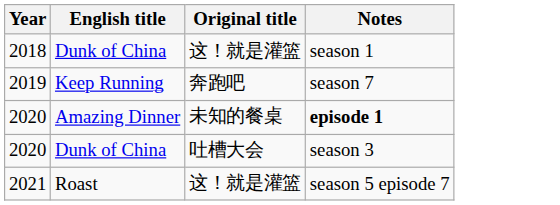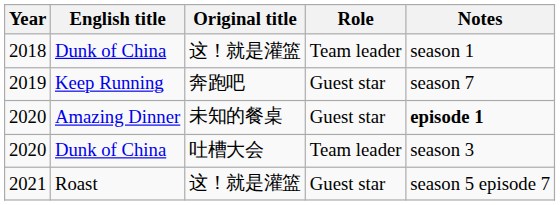+ column: (356, 19)
